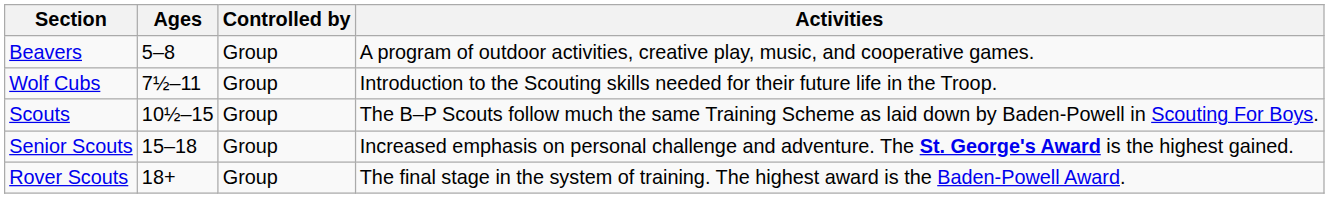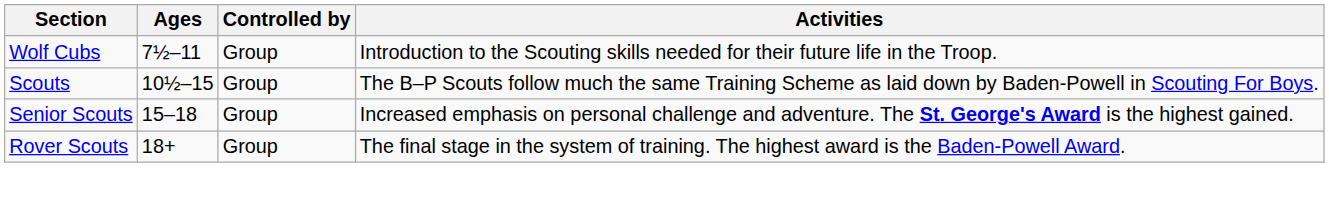- row: (46, 51)
